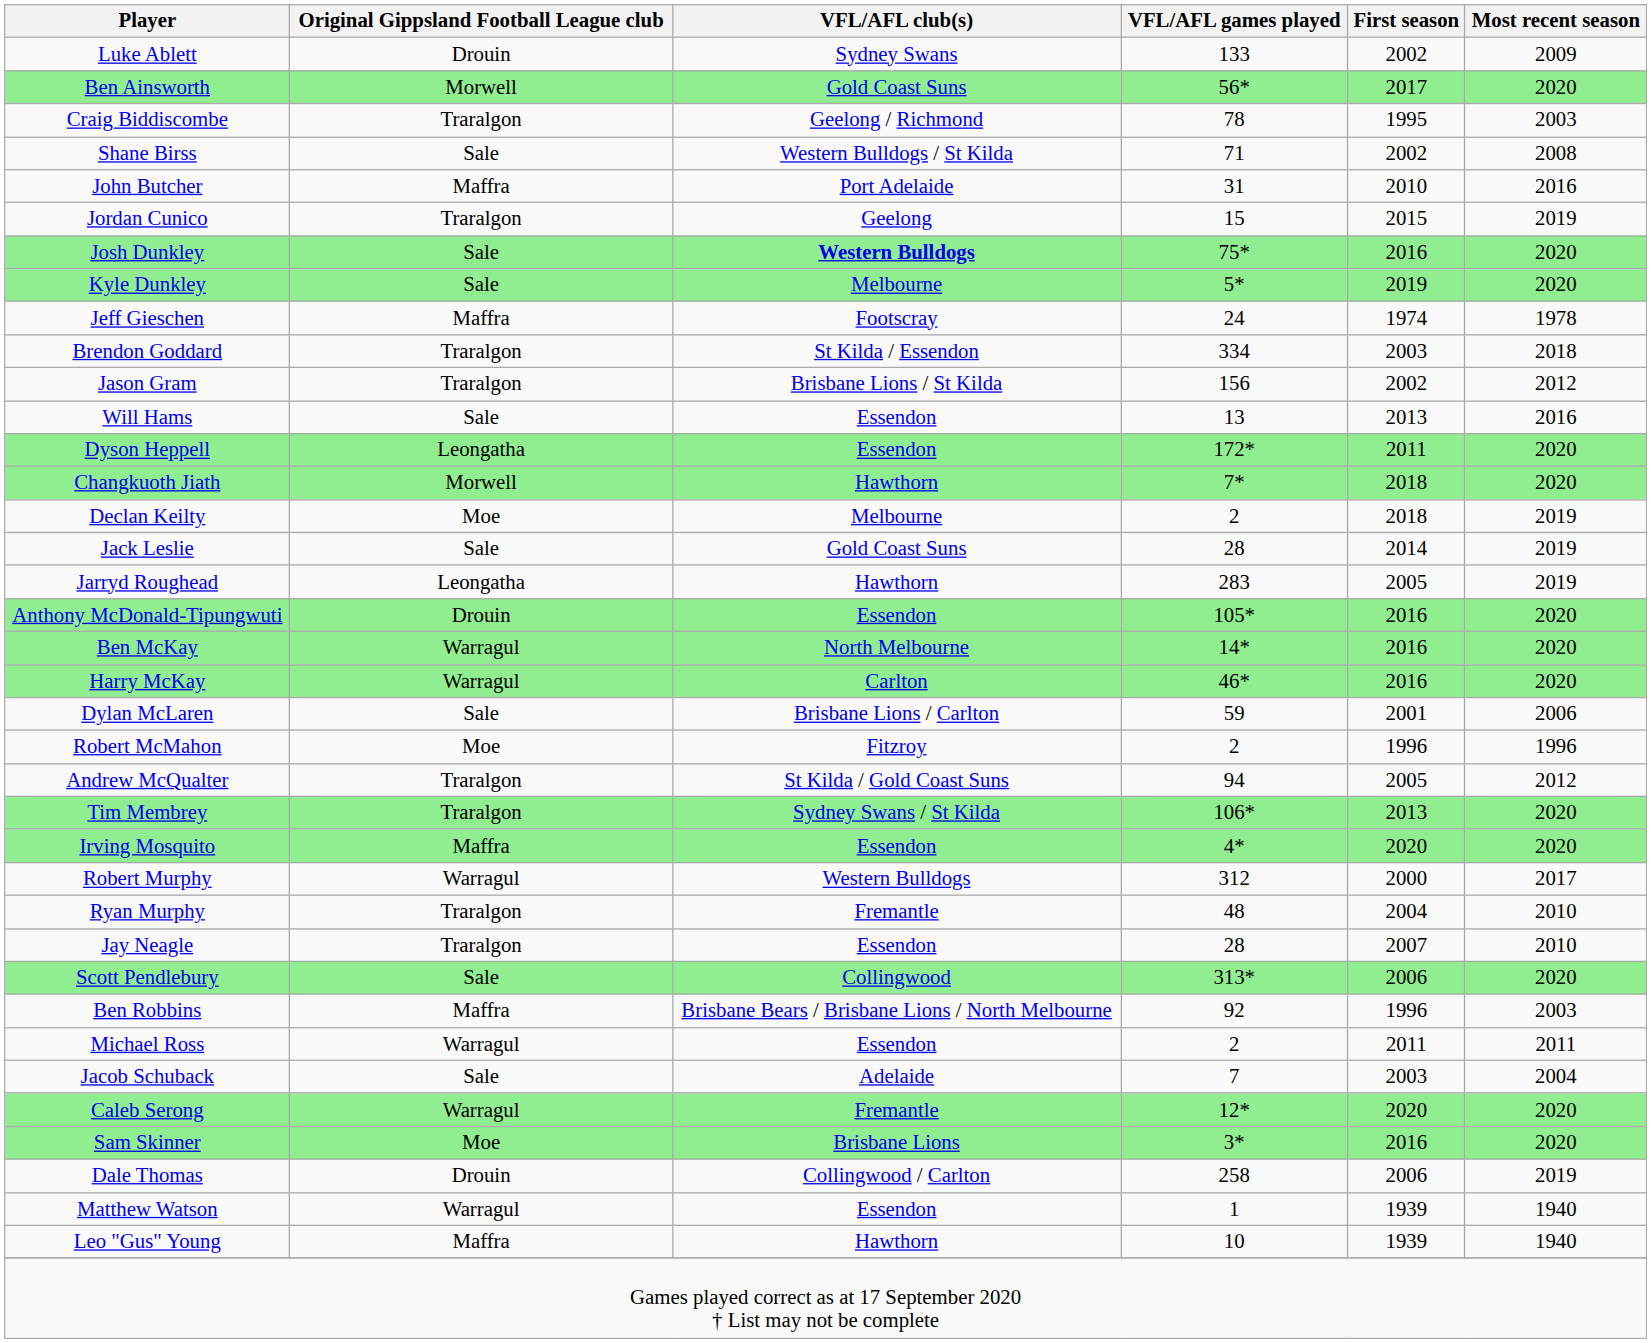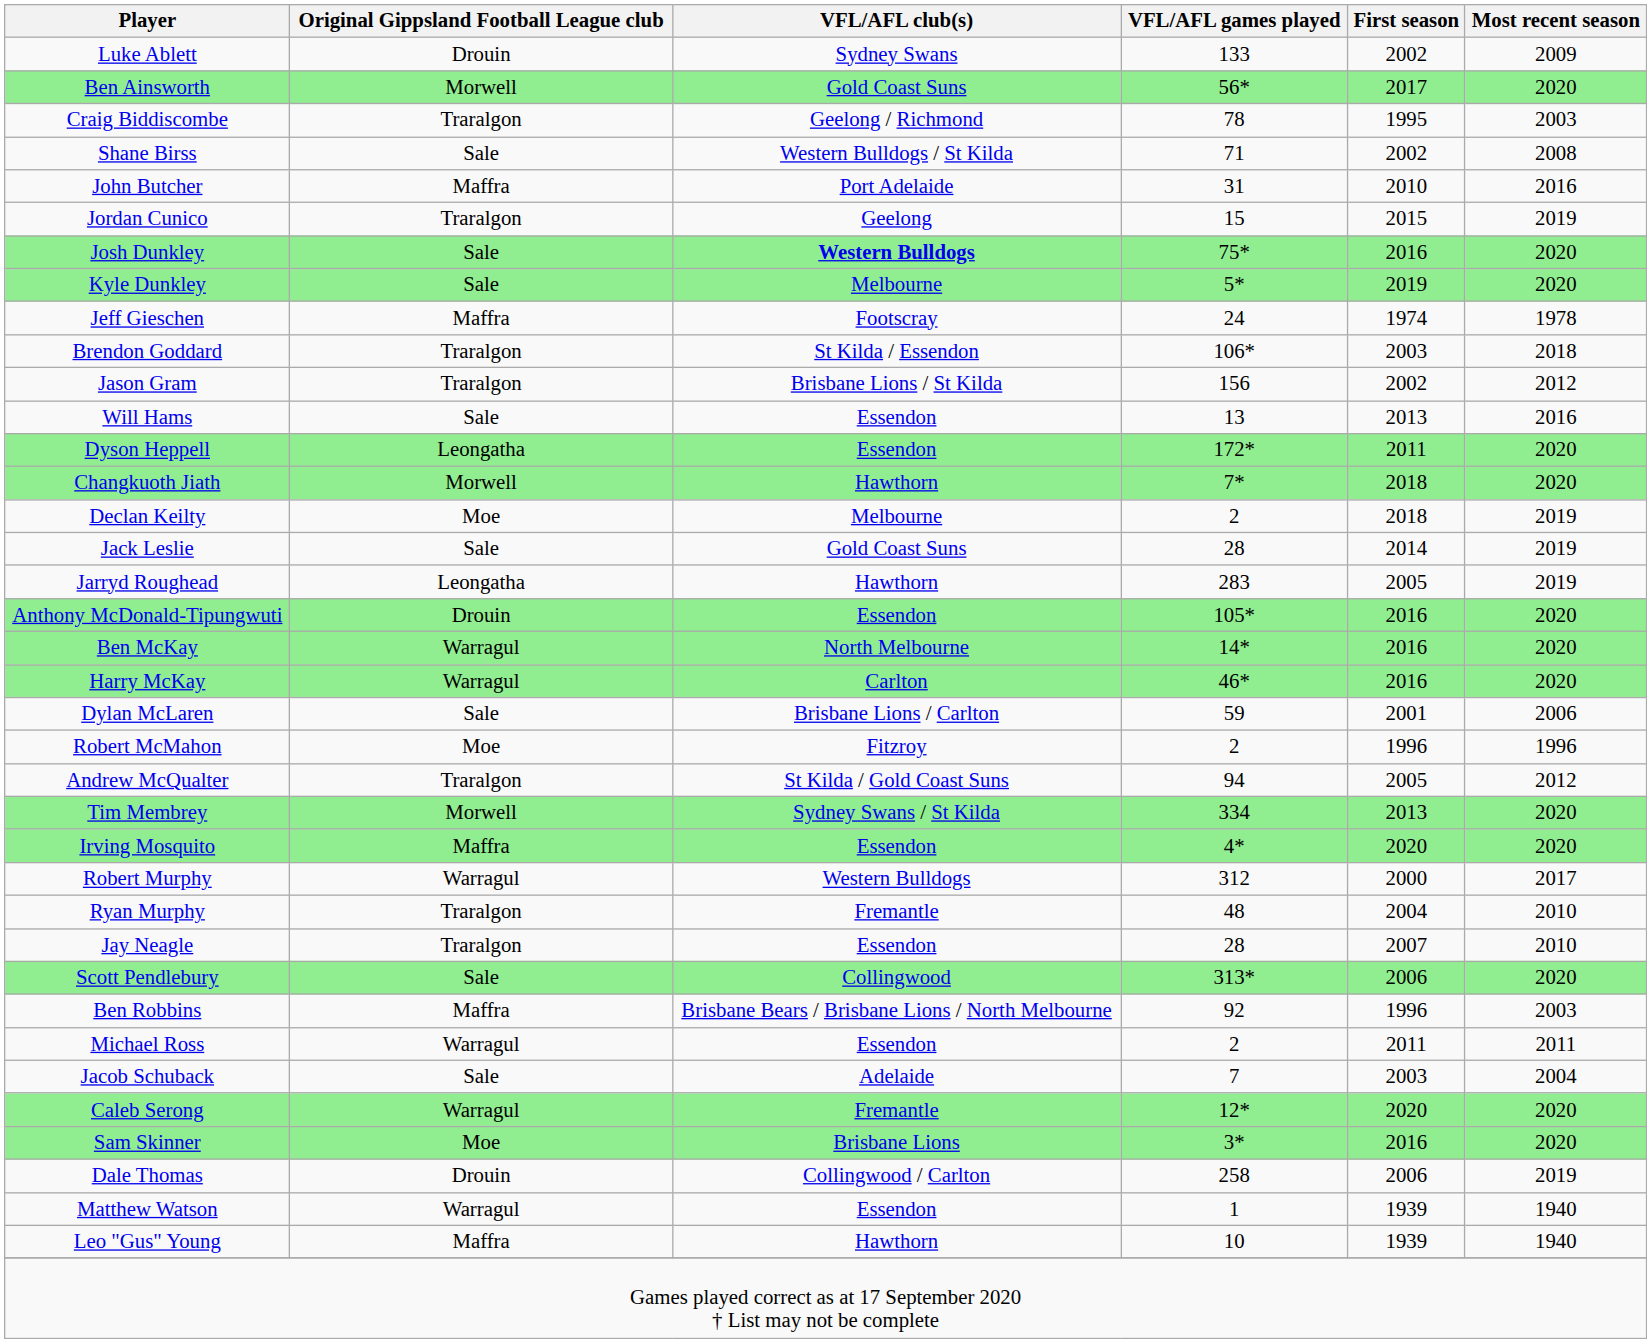(1234, 350) 334 -> (1234, 350) 106*
(481, 812) Traralgon -> (481, 812) Morwell
(1234, 812) 106* -> (1234, 812) 334
